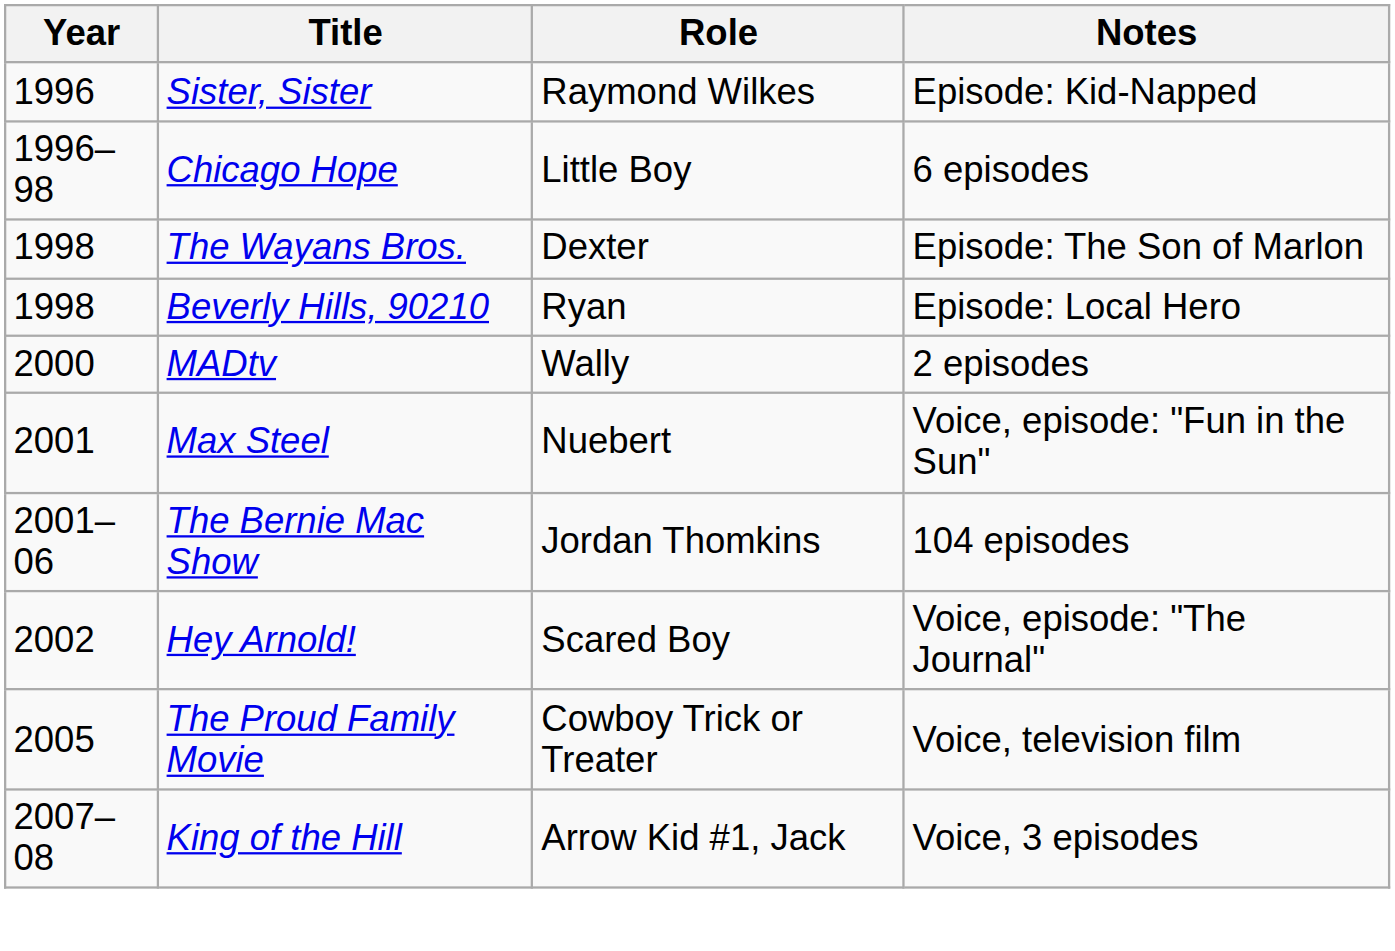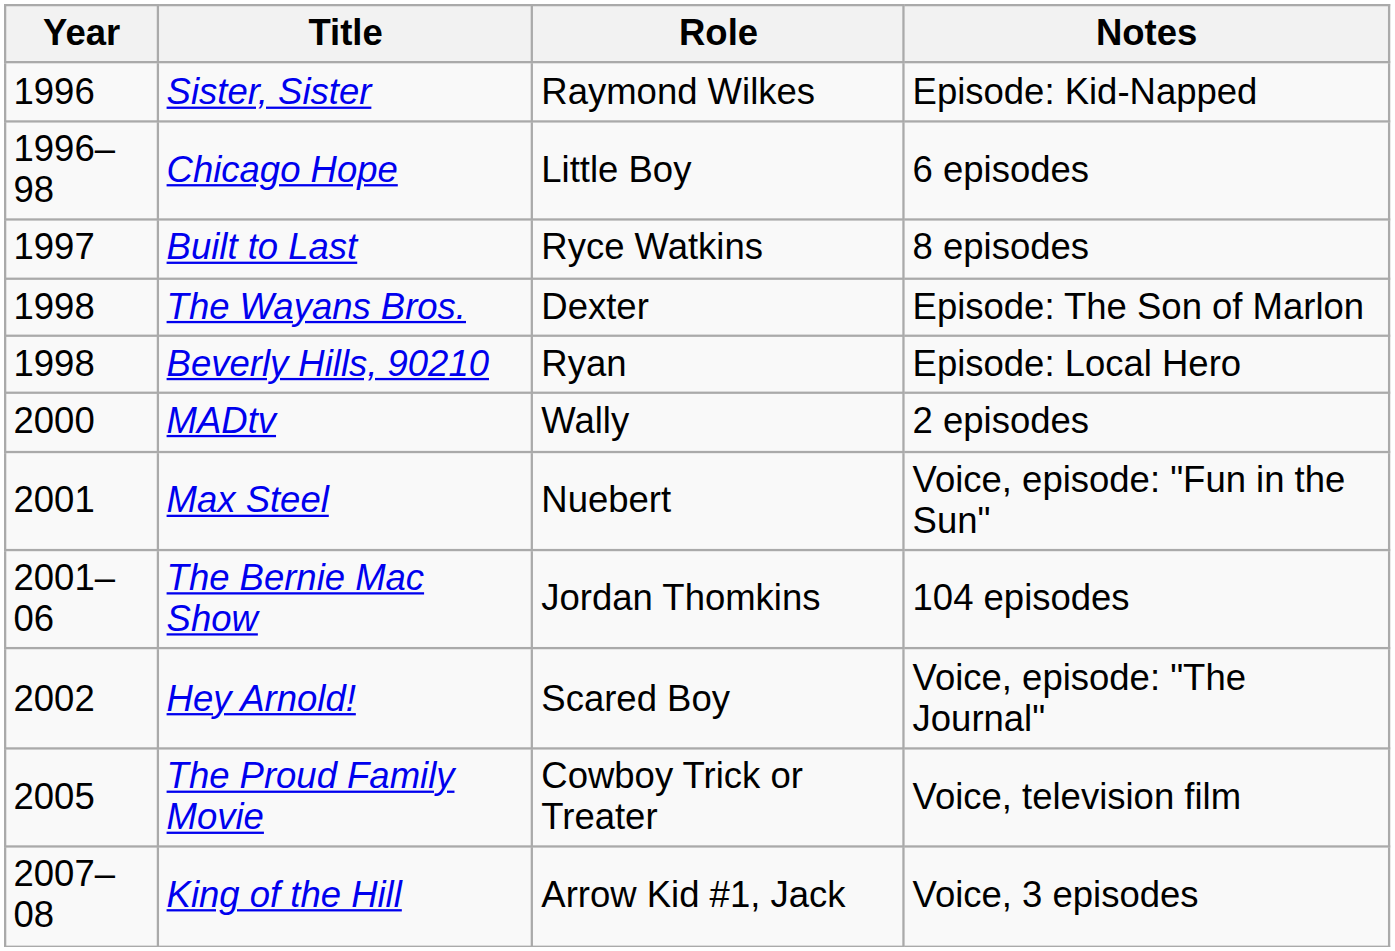+ row: (262, 248)
